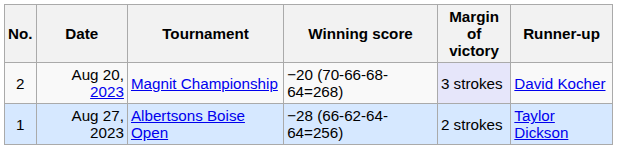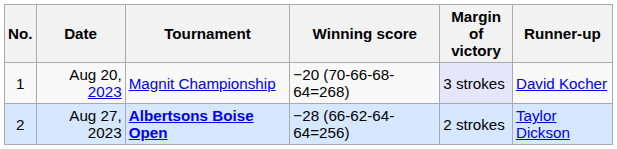(20, 83) 2 -> (20, 83) 1
(20, 124) 1 -> (20, 124) 2
(188, 124) normal -> (191, 124) bold
